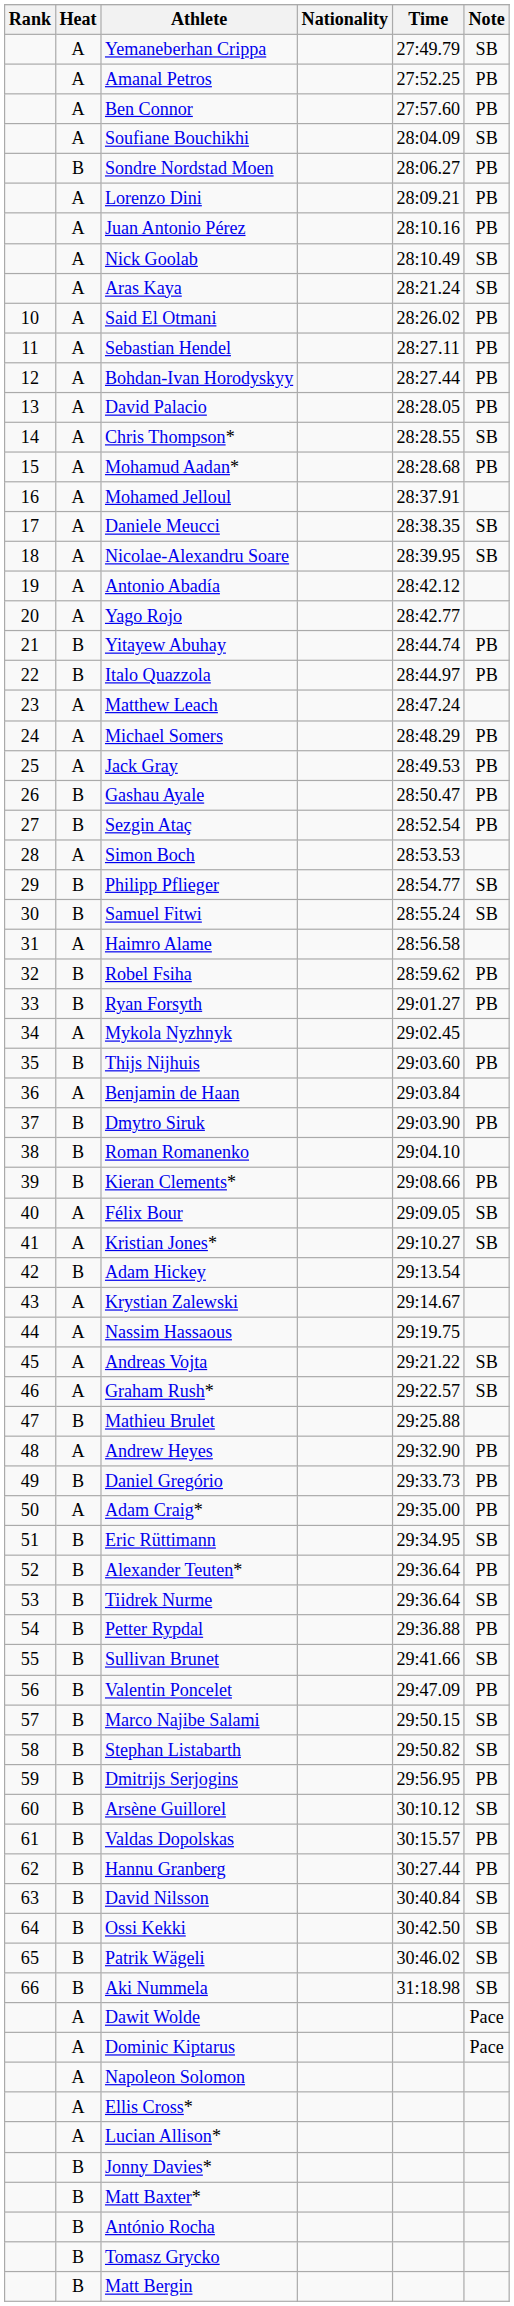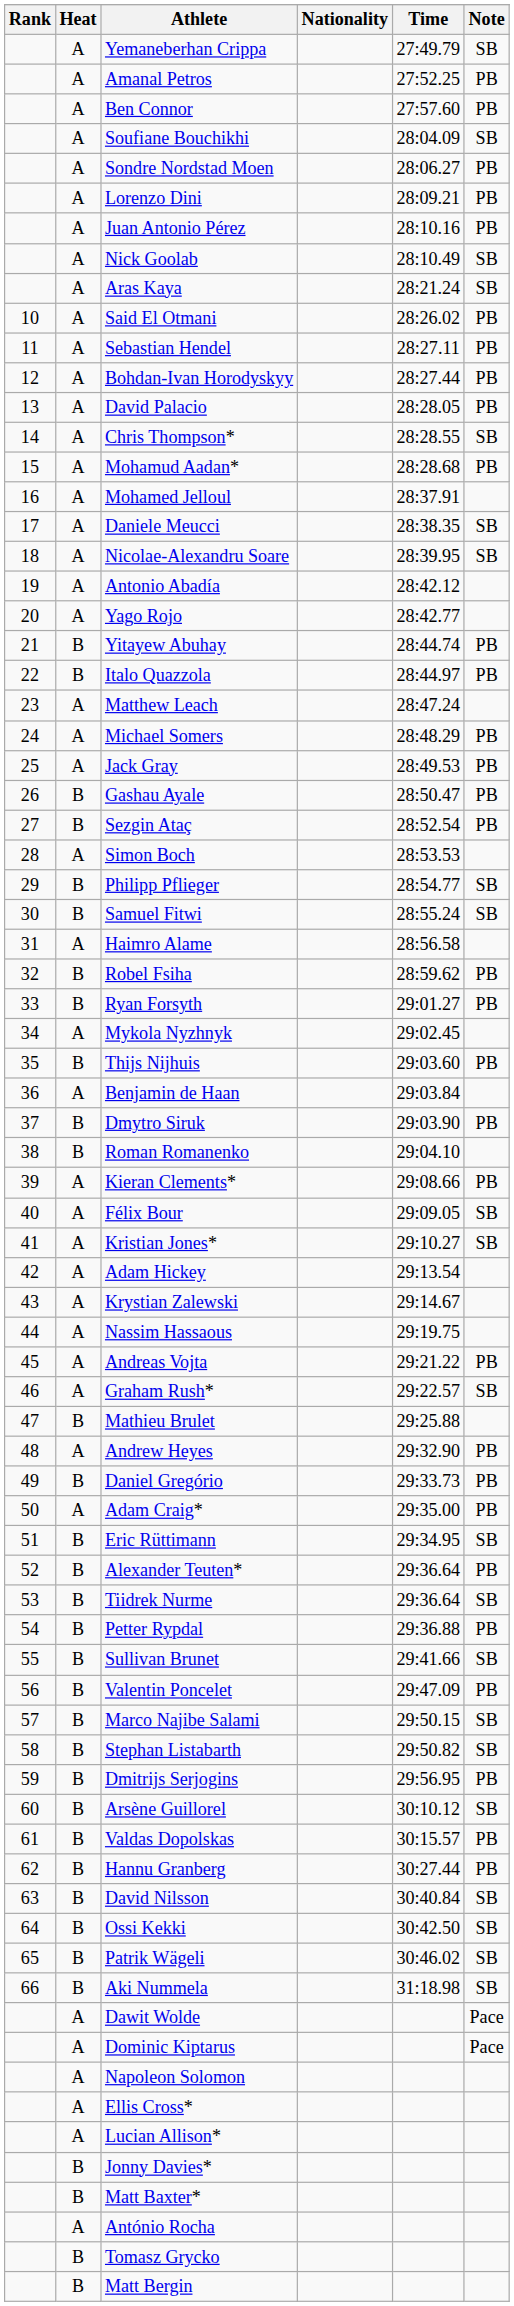(78, 168) B -> (78, 168) A
(78, 1182) B -> (78, 1182) A
(78, 1272) B -> (78, 1272) A
(487, 1361) SB -> (487, 1361) PB
(78, 2226) B -> (78, 2226) A
